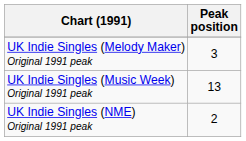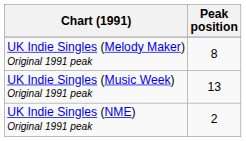(214, 53) 3 -> (214, 53) 8
